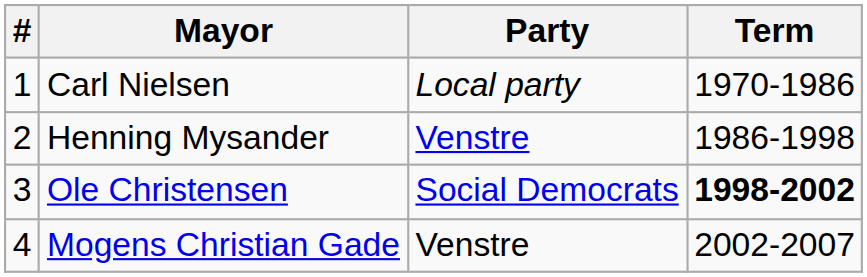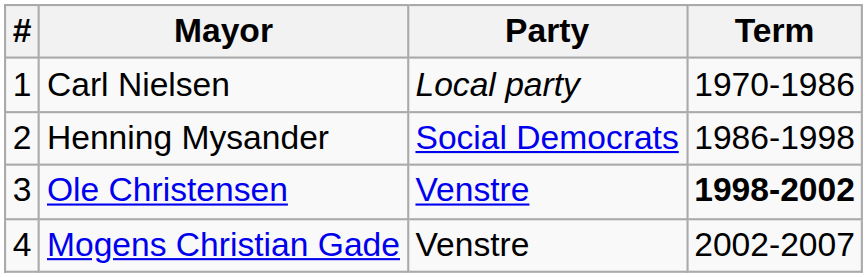(472, 137) Venstre -> (547, 137) Social Democrats
(547, 191) Social Democrats -> (472, 191) Venstre
